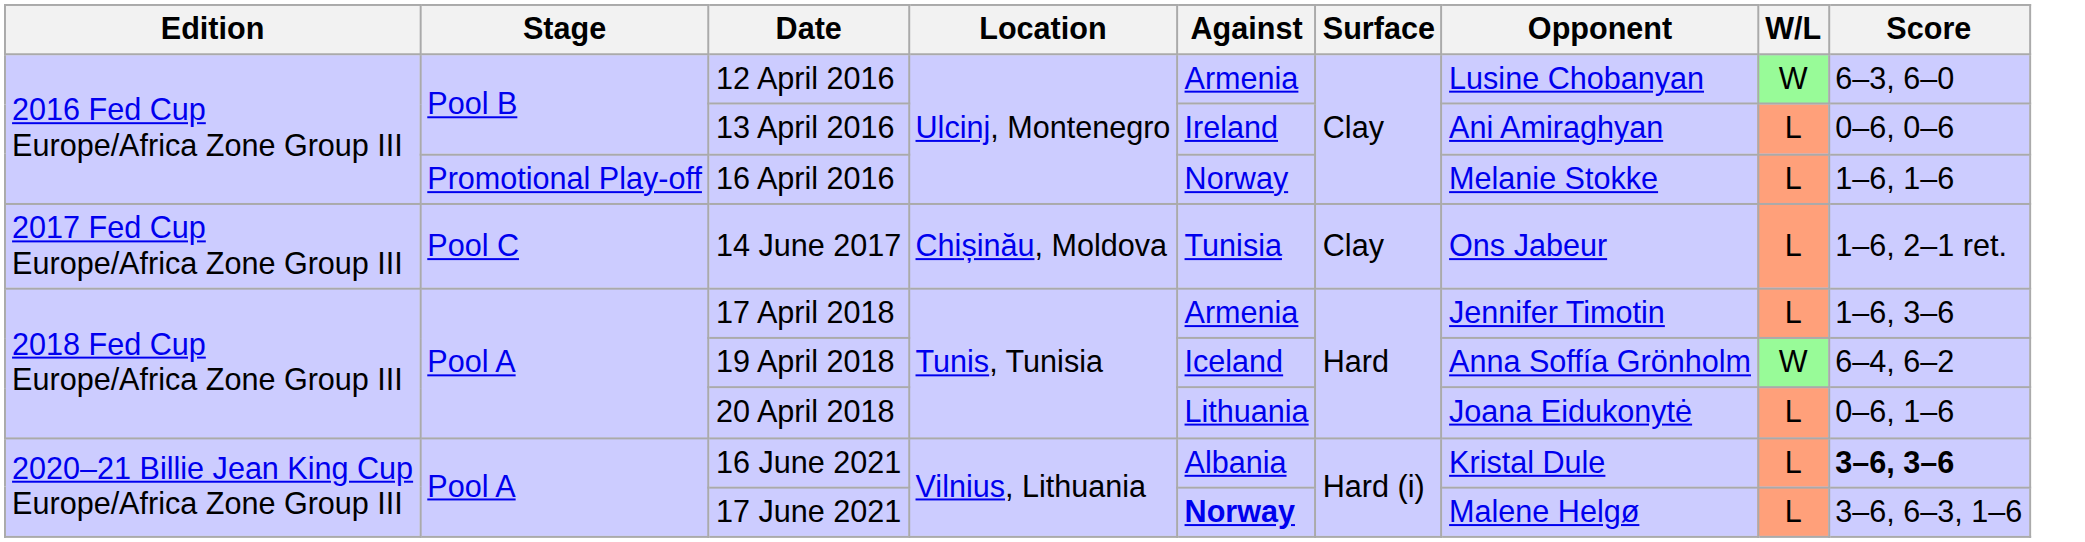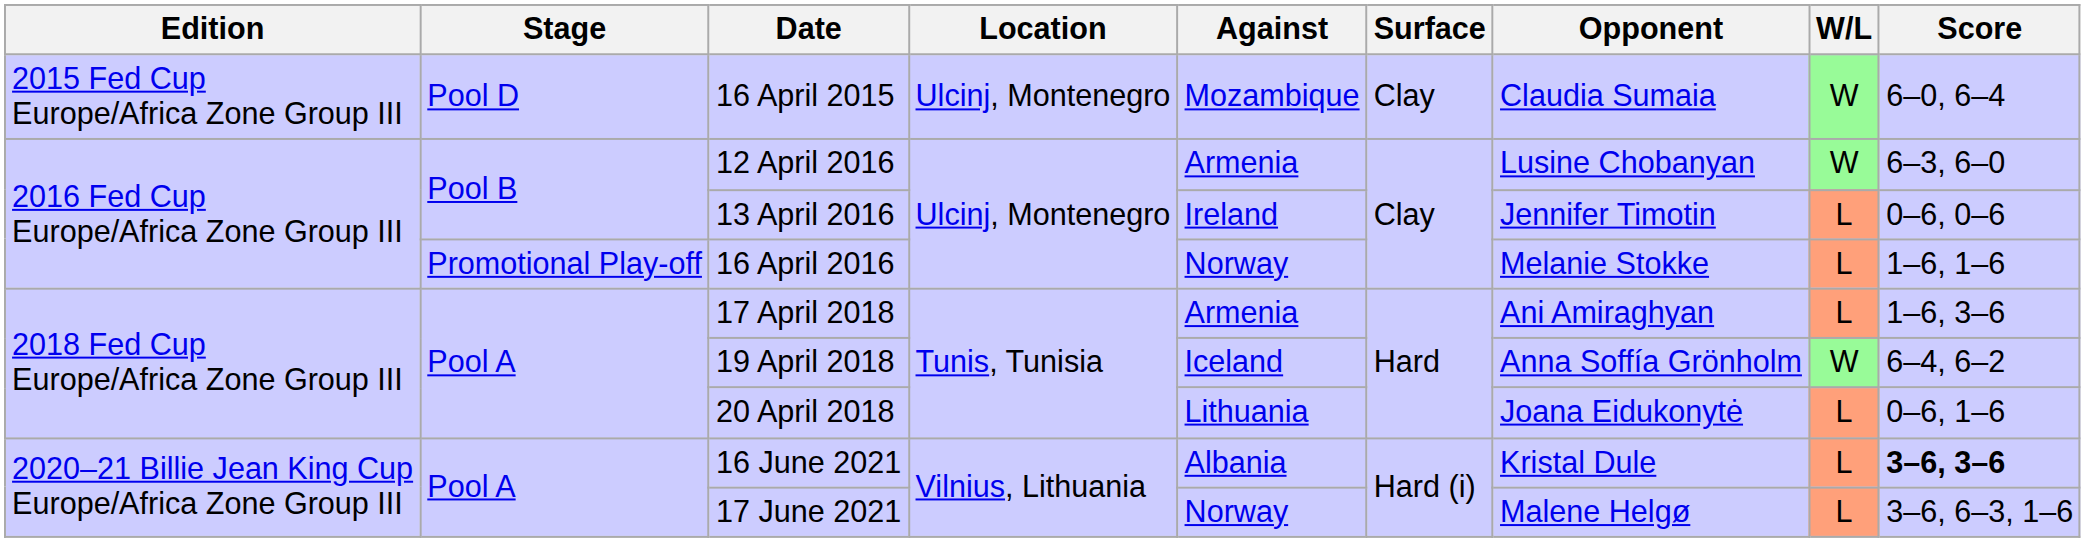+ row: (805, 96)
(1556, 128) Ani Amiraghyan -> (1608, 213) Jennifer Timotin
- row: (809, 245)
(1557, 312) Jennifer Timotin -> (1607, 312) Ani Amiraghyan
(1240, 510) bold -> (1236, 510) normal
